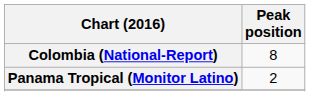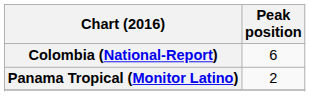(273, 55) 8 -> (273, 55) 6
